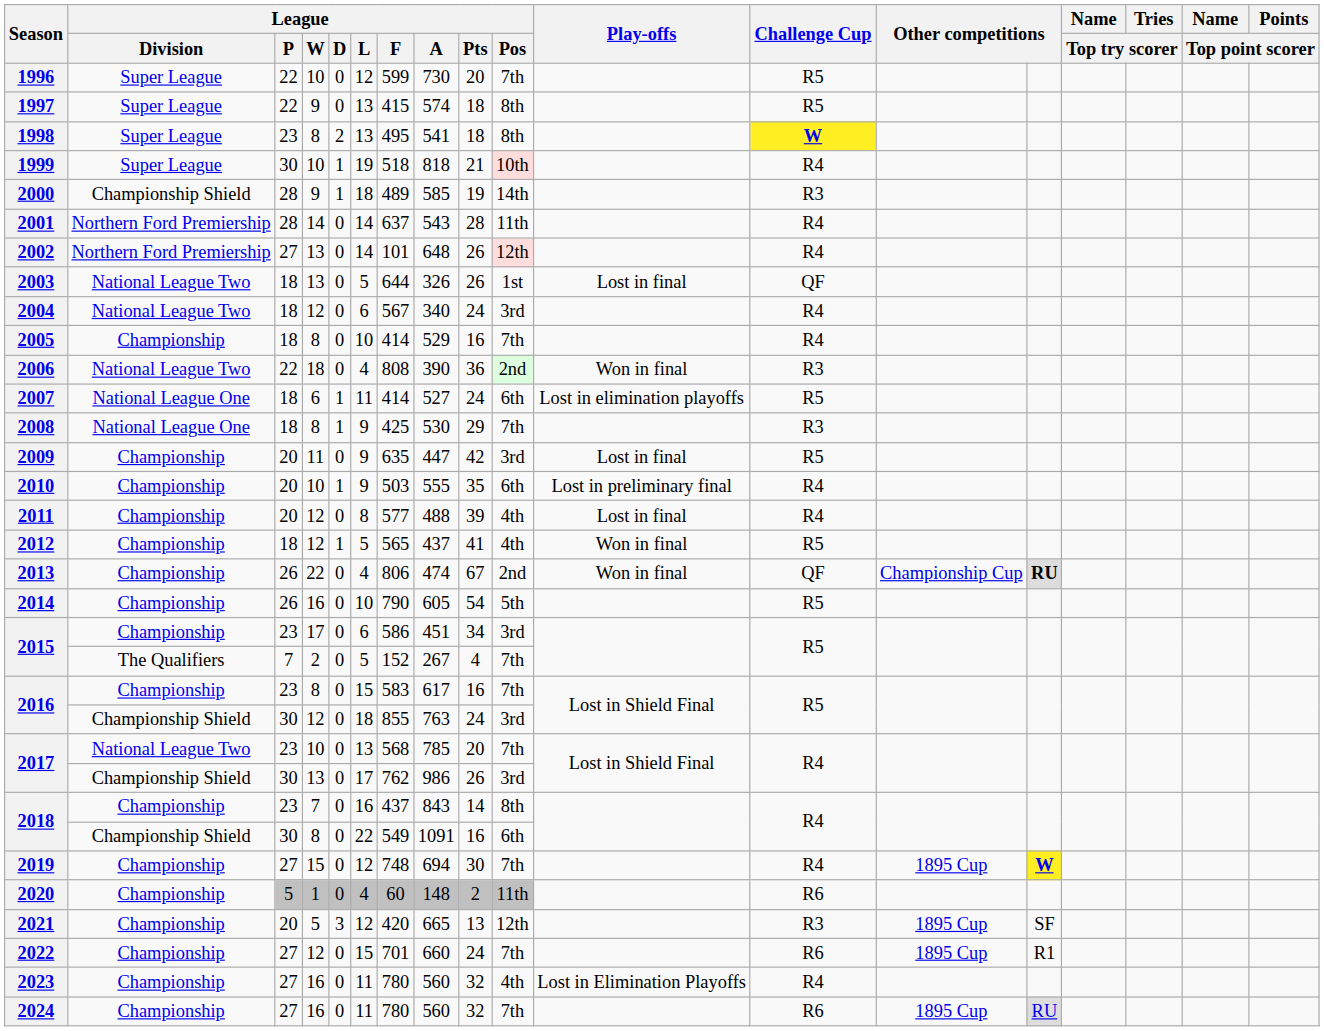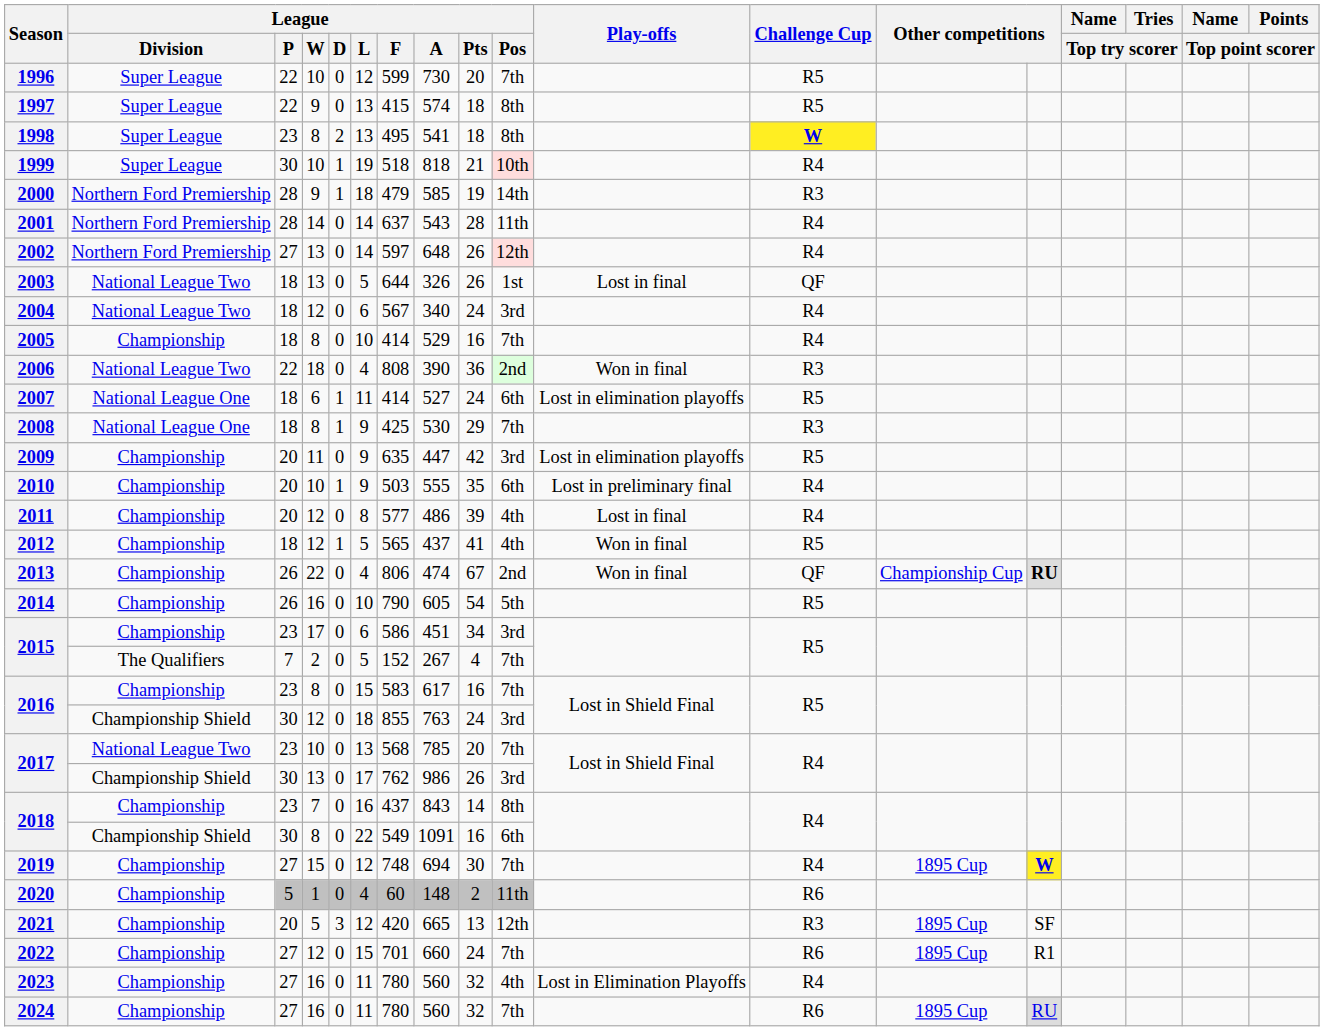(171, 194) Championship Shield -> (171, 194) Northern Ford Premiership
(396, 194) 489 -> (396, 194) 479
(396, 252) 101 -> (396, 252) 597
(642, 456) Lost in final -> (642, 456) Lost in elimination playoffs
(436, 515) 488 -> (436, 515) 486
